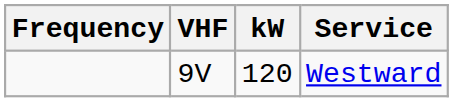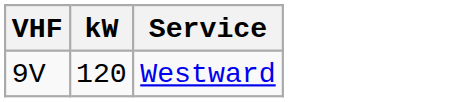- column: (88, 28)
